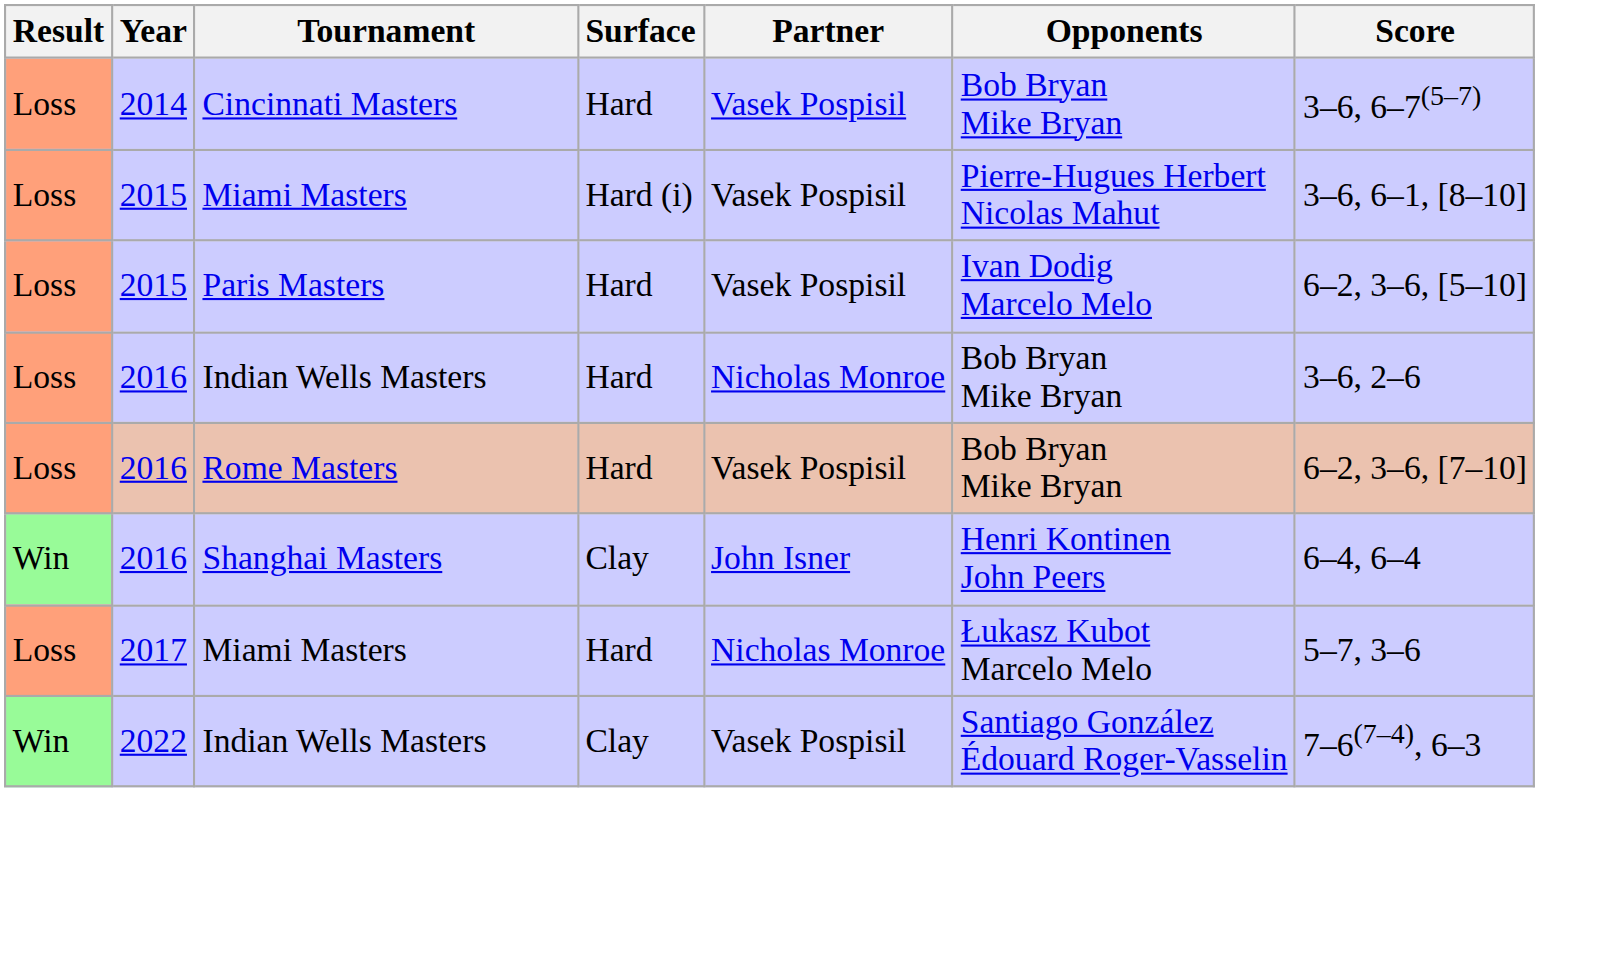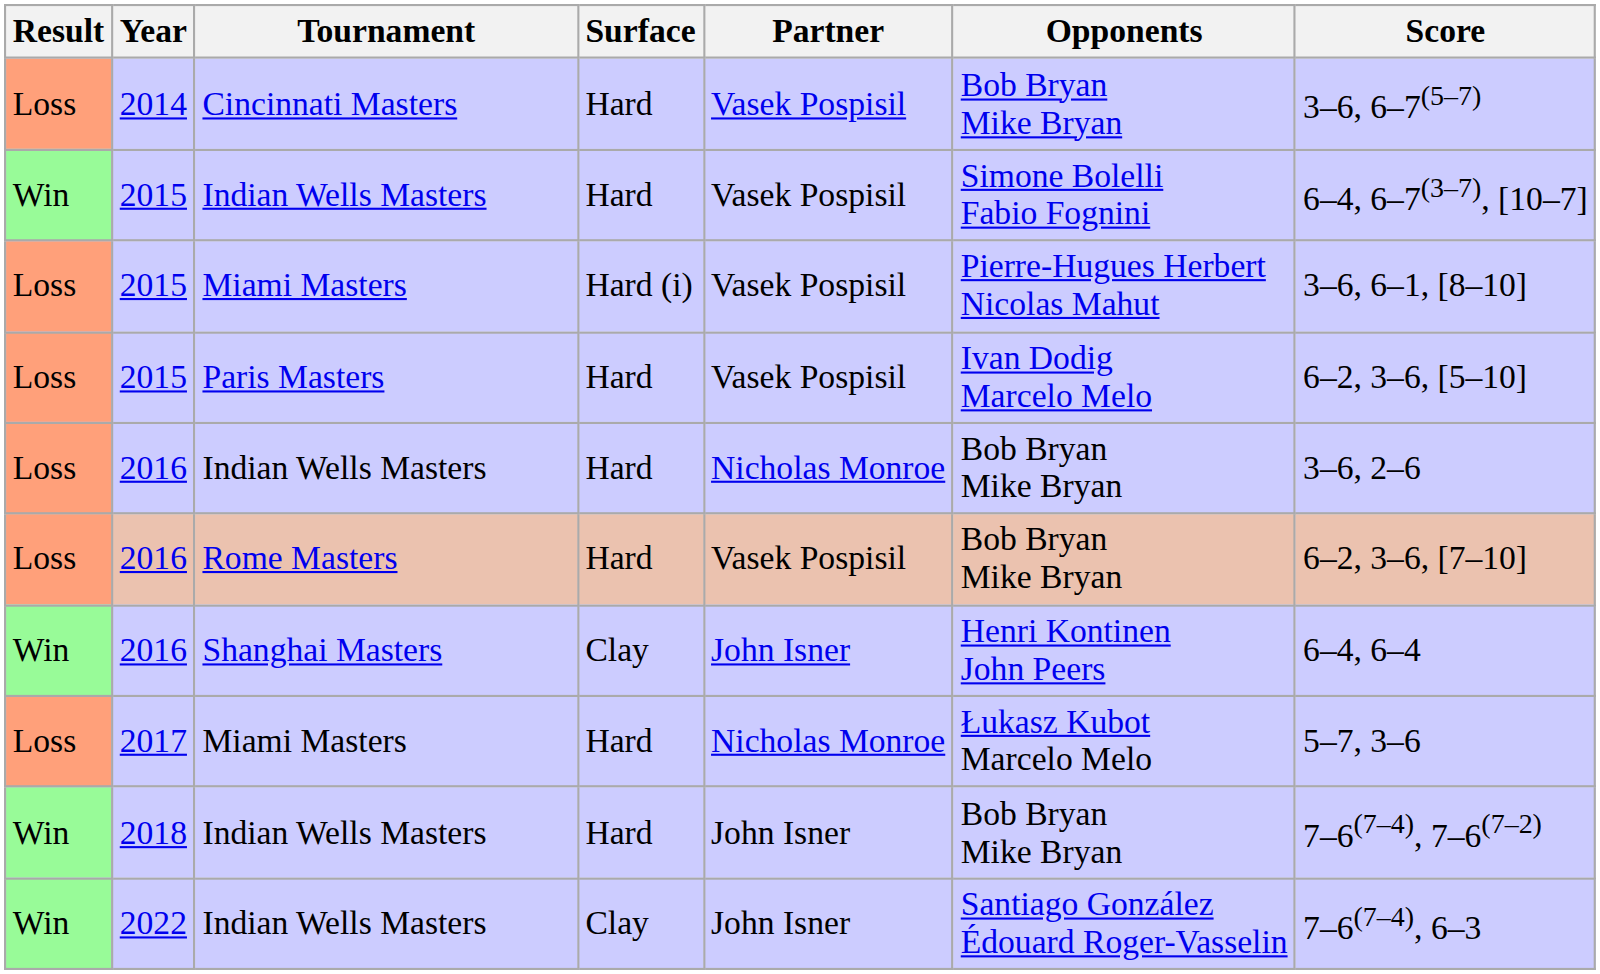+ row: (153, 194)
+ row: (153, 832)
(809, 740) Vasek Pospisil -> (781, 923) John Isner
